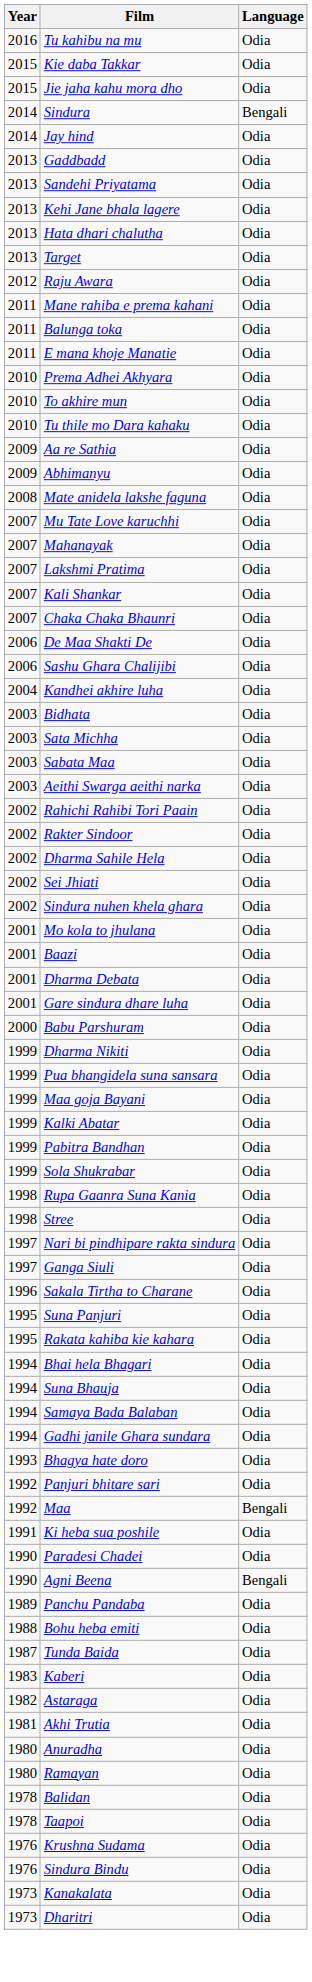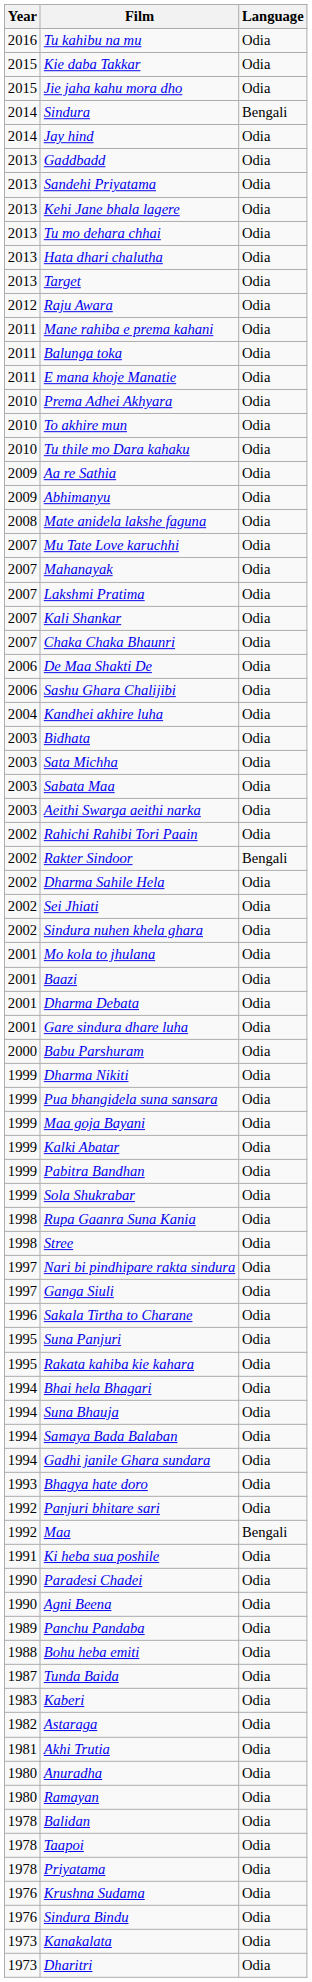+ row: (102, 233)
(256, 834) Odia -> (265, 858) Bengali
(265, 1580) Bengali -> (256, 1604) Odia
+ row: (75, 1869)
